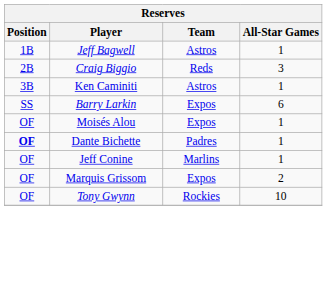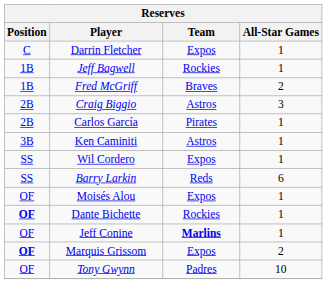+ row: (106, 50)
(201, 50) Astros -> (201, 68) Rockies
+ row: (106, 86)
(201, 68) Reds -> (201, 104) Astros
+ row: (106, 123)
+ row: (106, 159)
(201, 104) Expos -> (201, 178) Reds
(201, 141) Padres -> (201, 214) Rockies
(201, 159) normal -> (201, 232) bold
(27, 178) normal -> (27, 251) bold
(201, 196) Rockies -> (201, 269) Padres
